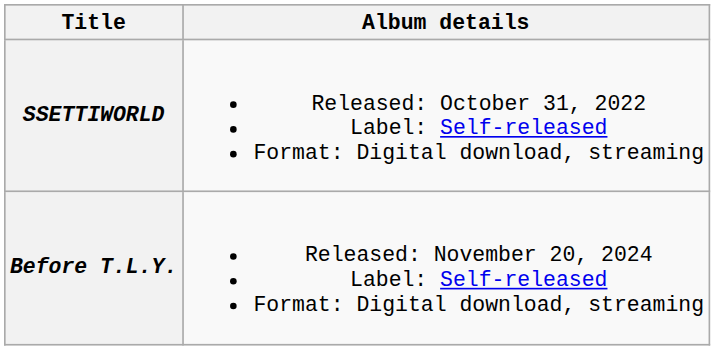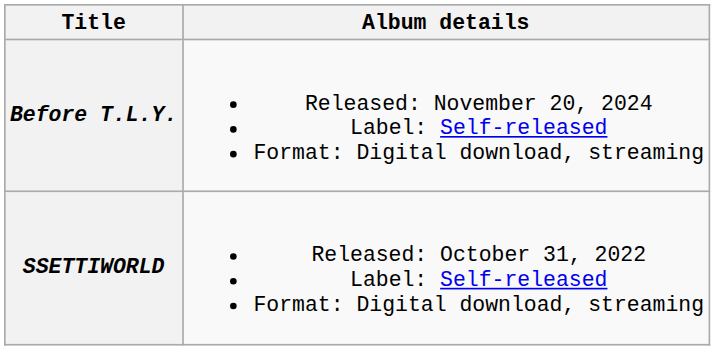rows swapped: (94, 116) <-> (94, 268)
